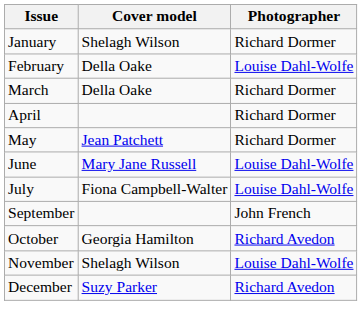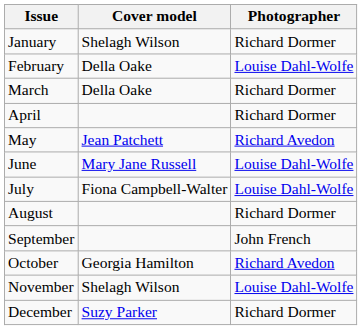(285, 139) Richard Dormer -> (285, 139) Richard Avedon
+ row: (30, 213)
(285, 287) Richard Avedon -> (285, 312) Richard Dormer
